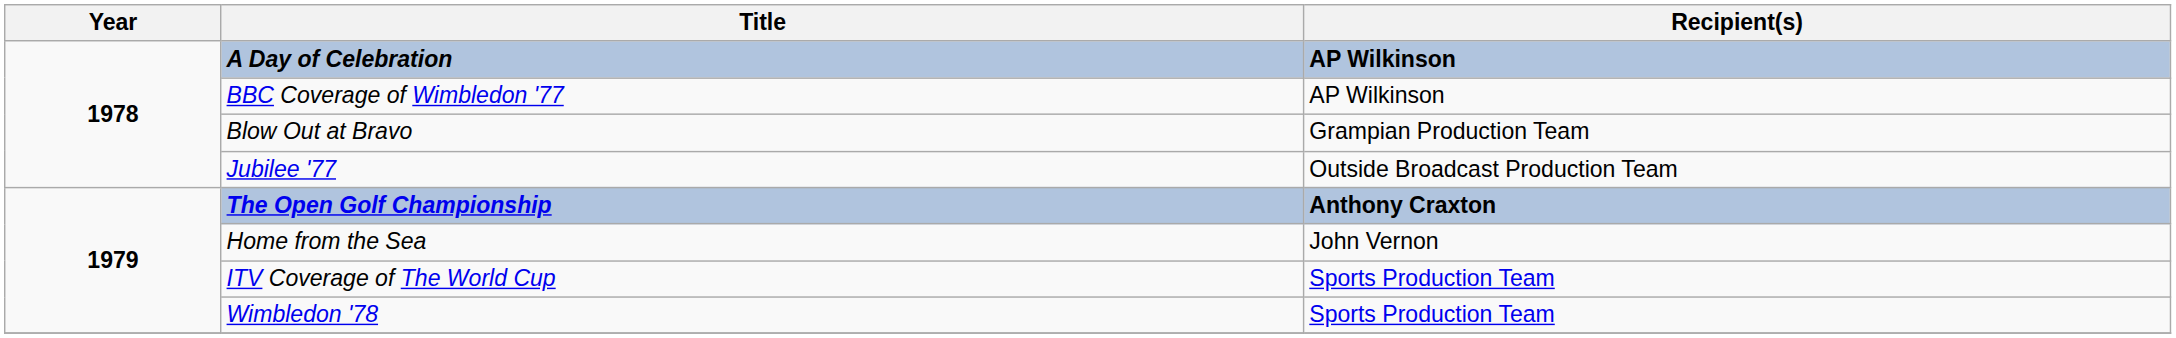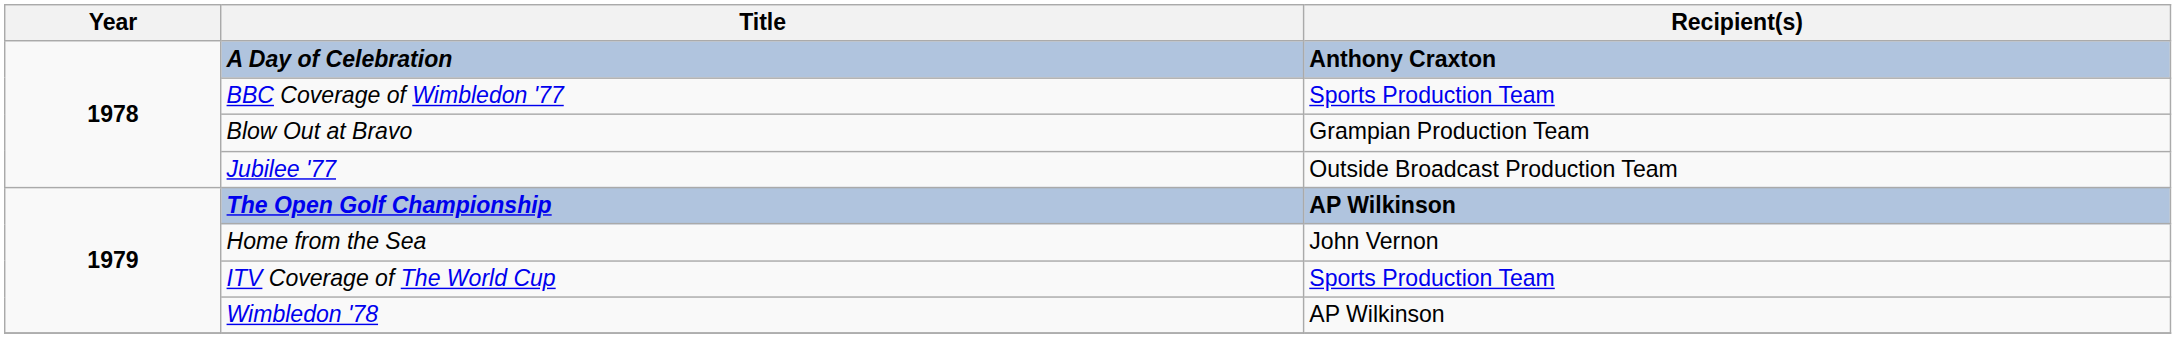(1383, 59) AP Wilkinson -> (1403, 59) Anthony Craxton
(1377, 95) AP Wilkinson -> (1432, 95) Sports Production Team
(1403, 205) Anthony Craxton -> (1383, 205) AP Wilkinson
(1432, 315) Sports Production Team -> (1377, 315) AP Wilkinson
